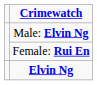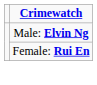- row: (51, 70)
